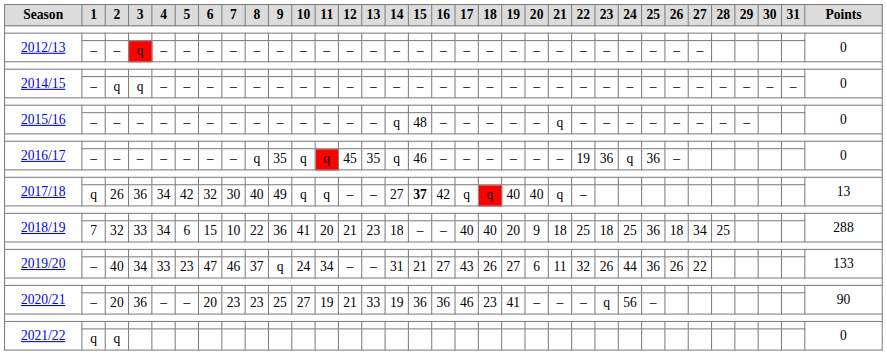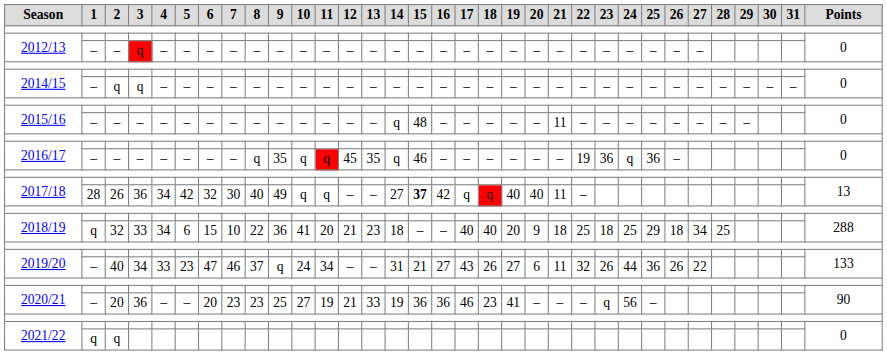(560, 123) q -> (560, 123) 11
(94, 195) q -> (94, 195) 28
(560, 195) q -> (560, 195) 11
(94, 231) 7 -> (94, 231) q
(653, 231) 36 -> (653, 231) 29
